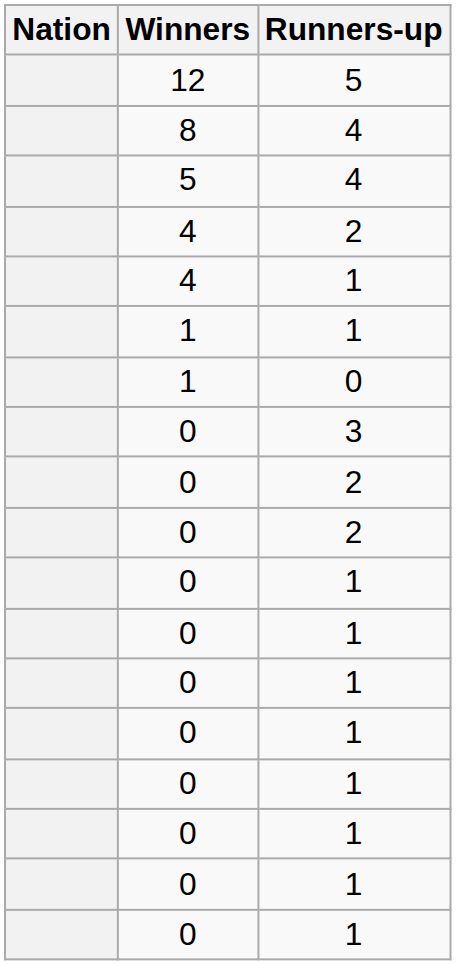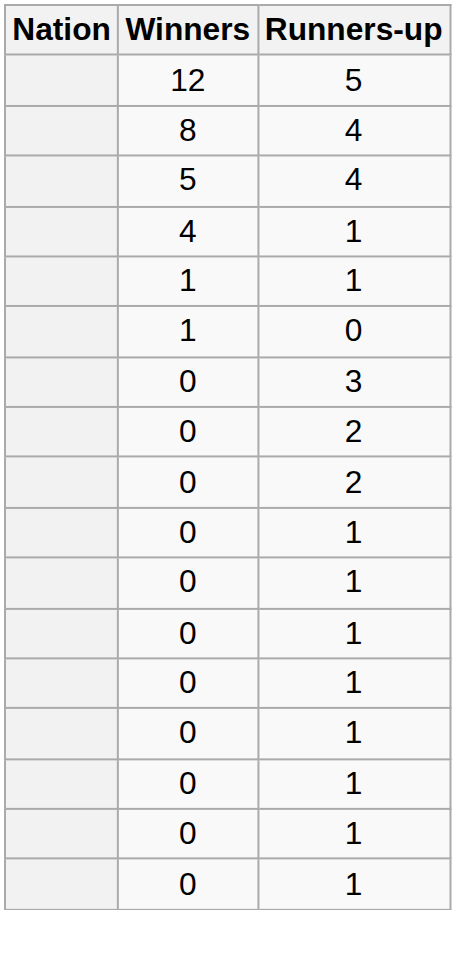- row: (188, 230)
